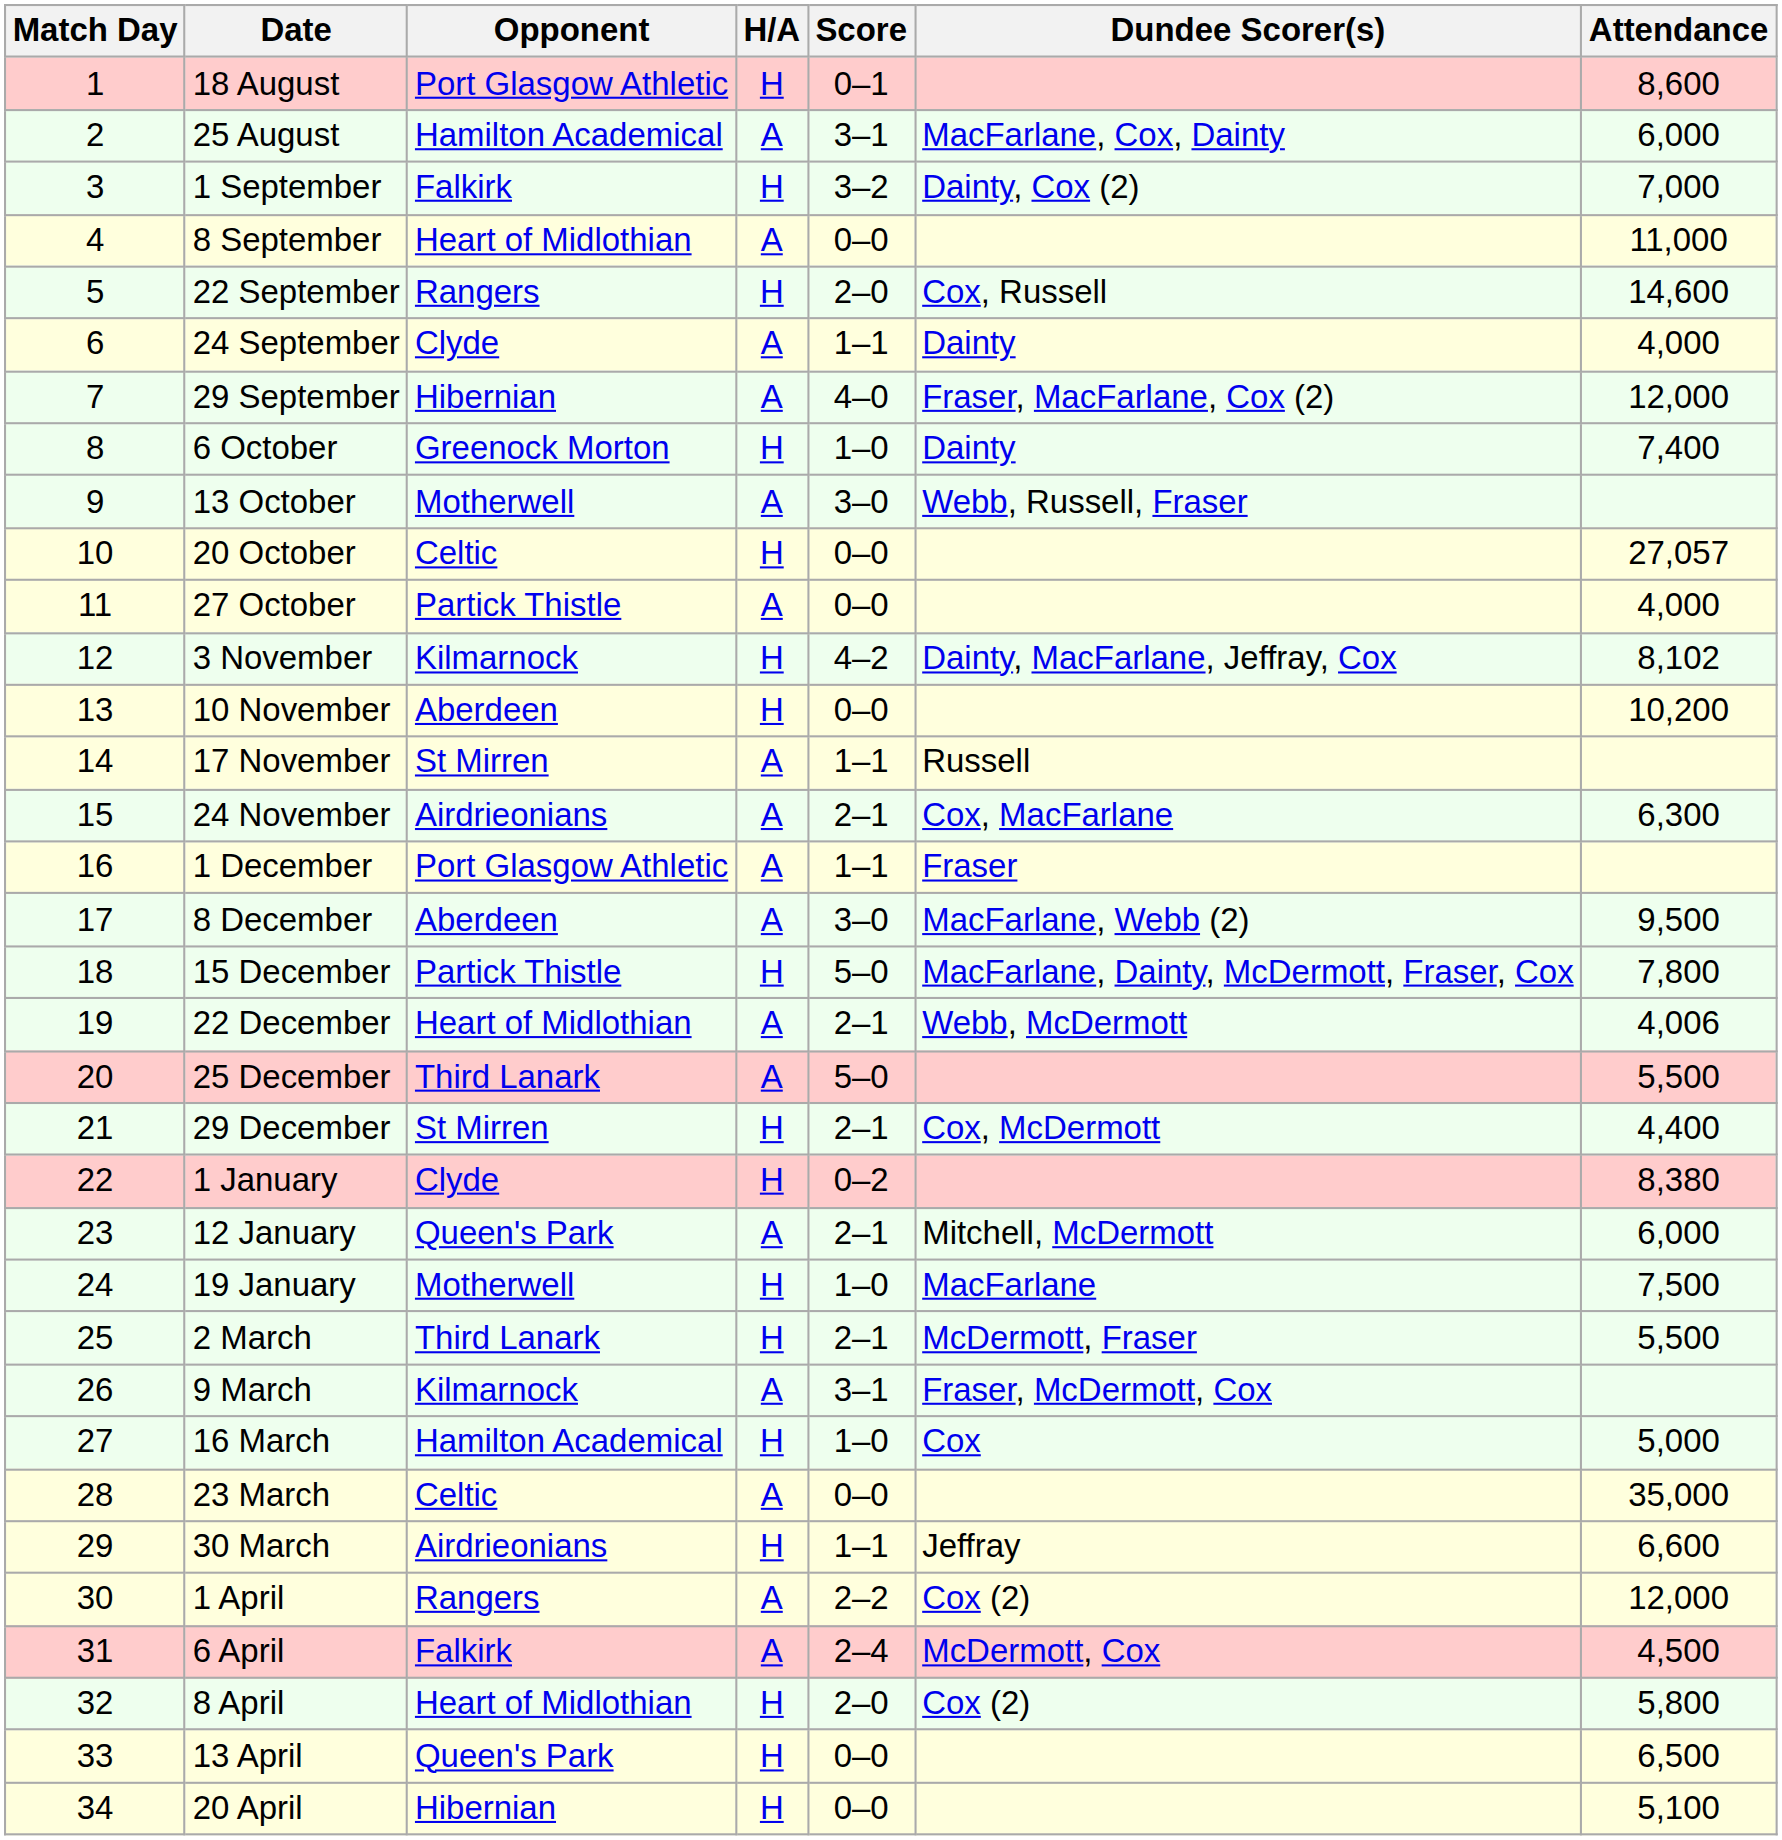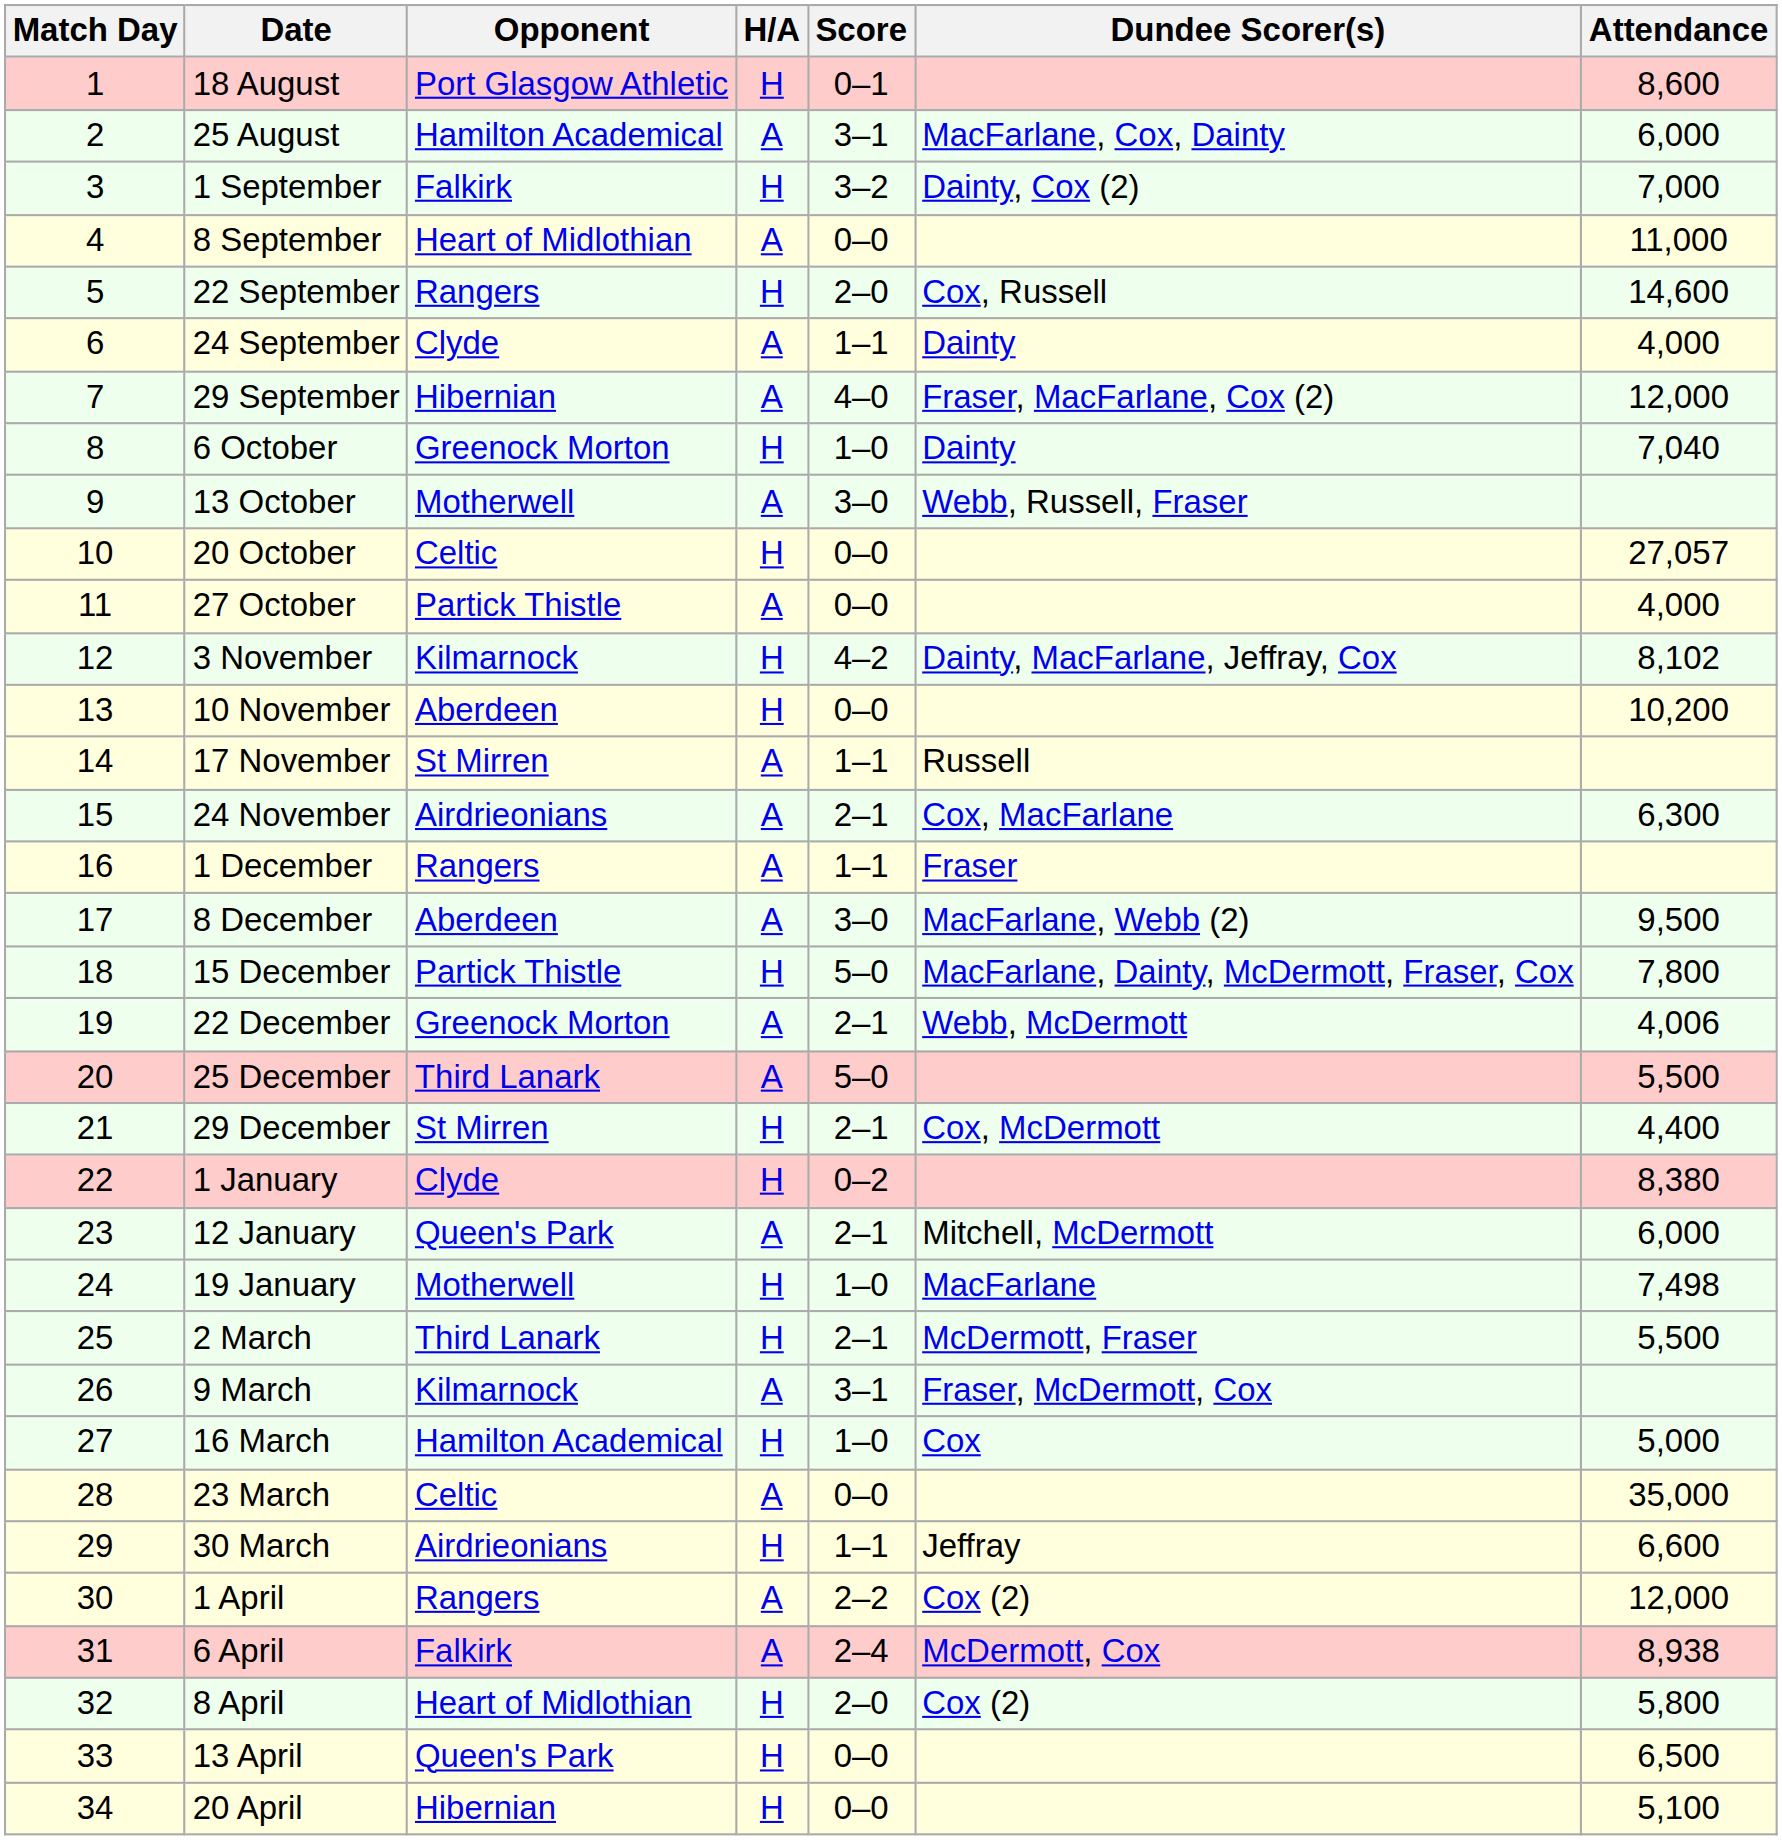(1679, 448) 7,400 -> (1679, 448) 7,040
(572, 866) Port Glasgow Athletic -> (477, 866) Rangers
(553, 1023) Heart of Midlothian -> (542, 1023) Greenock Morton
(1679, 1285) 7,500 -> (1679, 1285) 7,498
(1679, 1651) 4,500 -> (1679, 1651) 8,938
